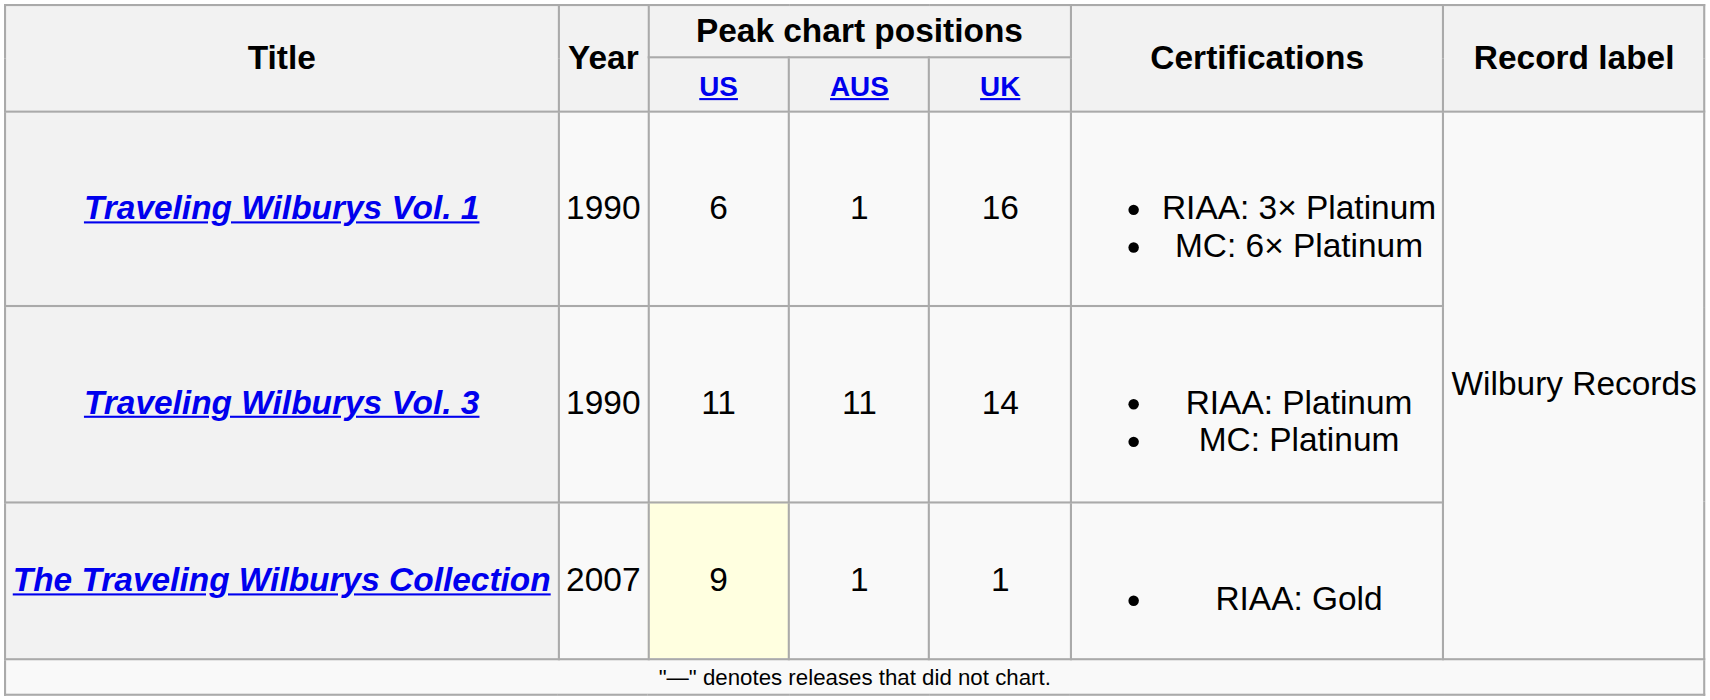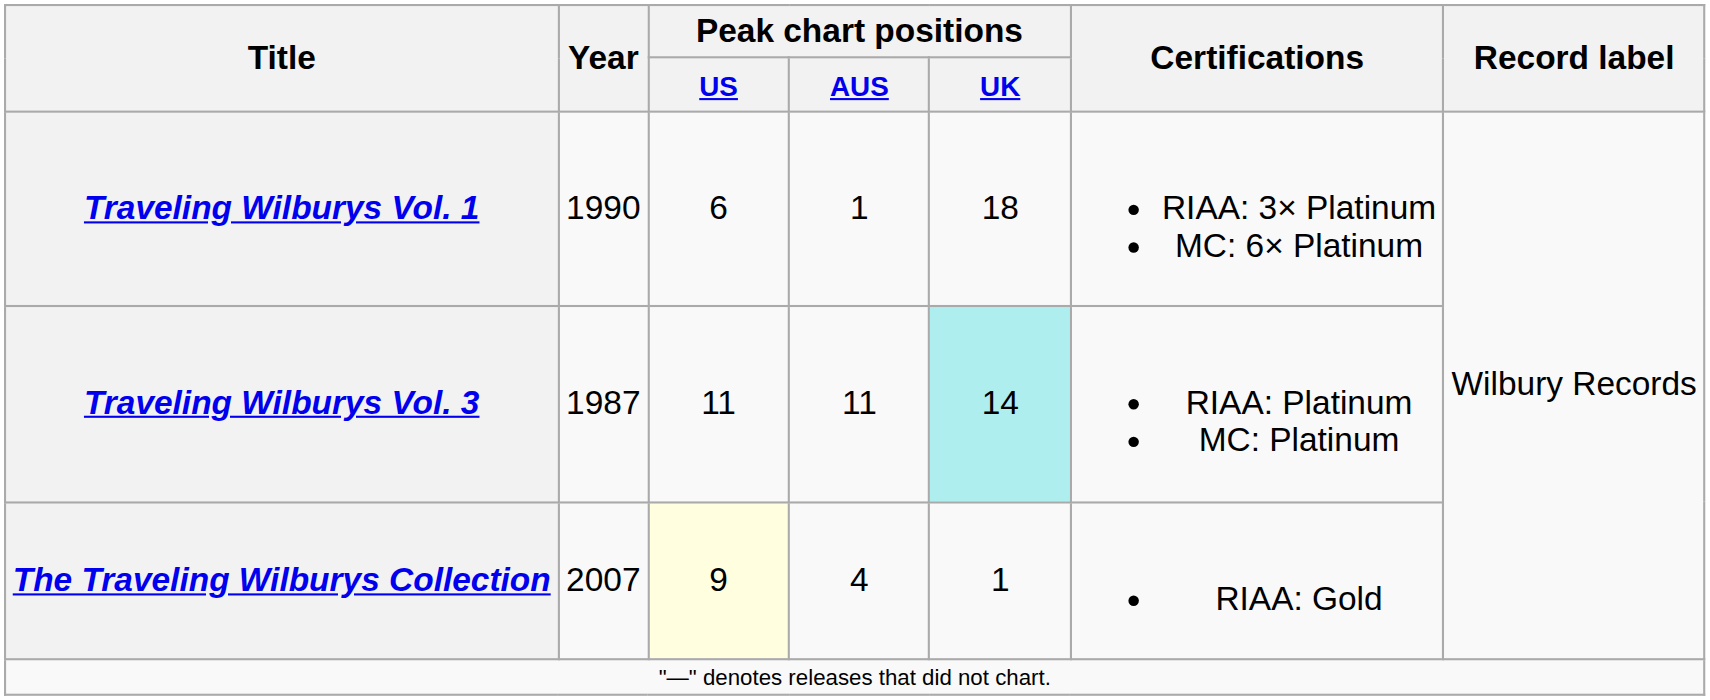(1000, 208) 16 -> (1000, 208) 18
(603, 403) 1990 -> (603, 403) 1987
(1000, 403) no background -> (1000, 403) paleturquoise background
(859, 579) 1 -> (859, 579) 4
